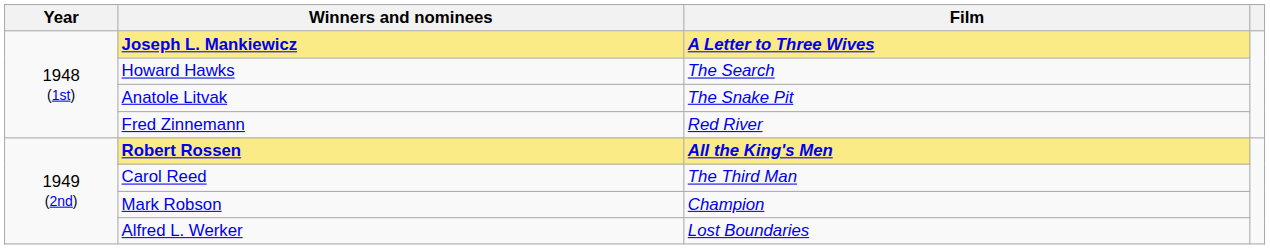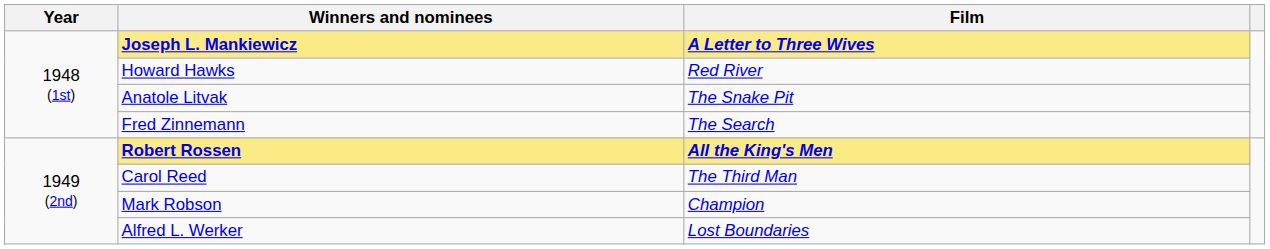(731, 71) The Search -> (725, 71) Red River
(725, 124) Red River -> (731, 124) The Search
